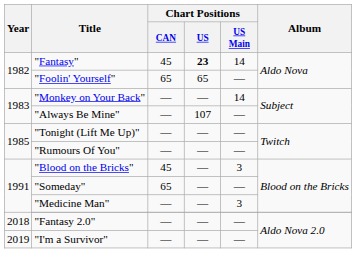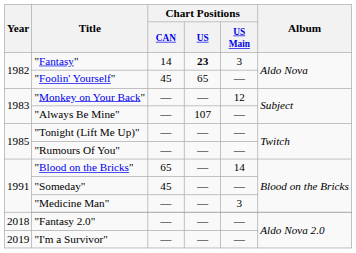(166, 61) 45 -> (166, 61) 14
(239, 61) 14 -> (239, 61) 3
(166, 79) 65 -> (166, 79) 45
(239, 97) 14 -> (239, 97) 12
(166, 168) 45 -> (166, 168) 65
(239, 168) 3 -> (239, 168) 14
(166, 185) 65 -> (166, 185) 45
